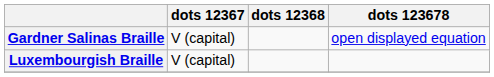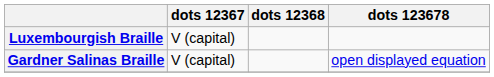rows swapped: (86, 38) <-> (86, 60)
